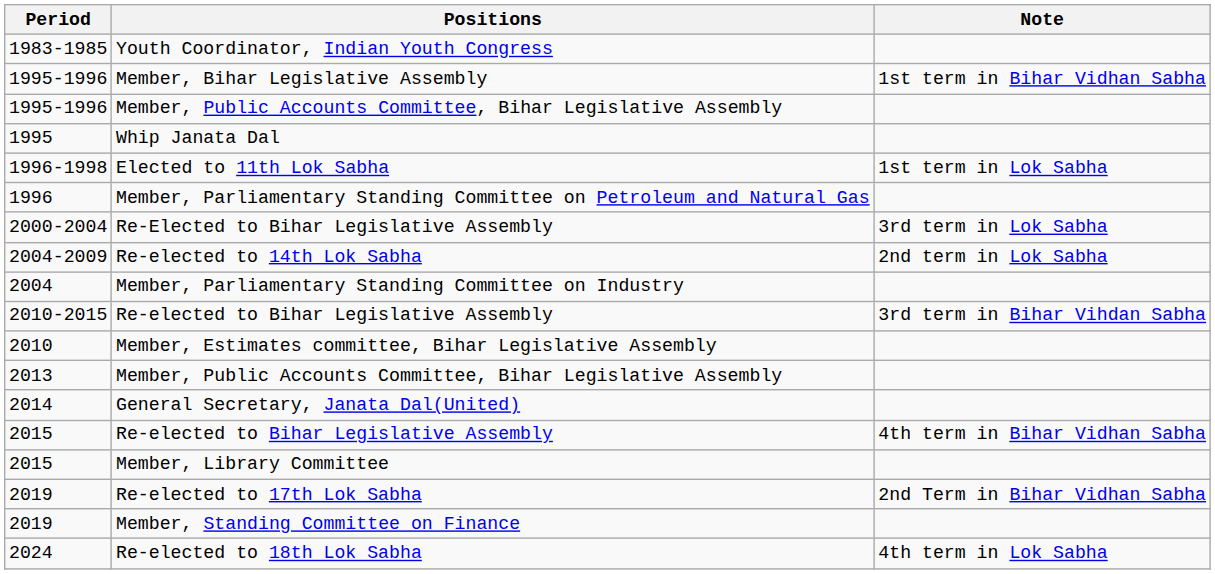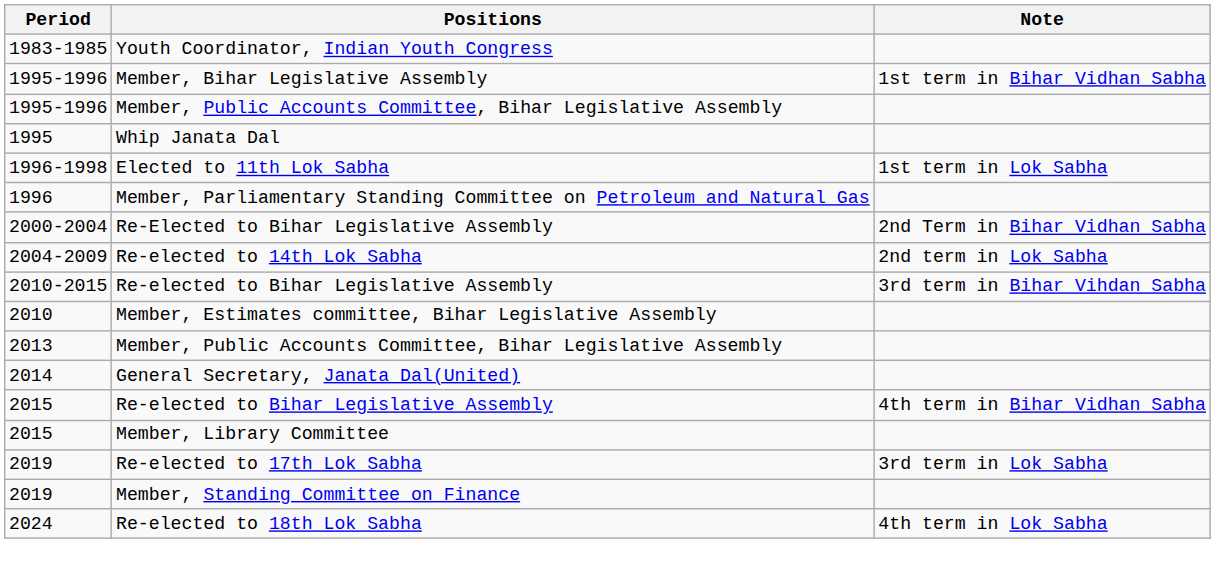(993, 227) 3rd term in Lok Sabha -> (1042, 227) 2nd Term in Bihar Vidhan Sabha
- row: (31, 286)
(1042, 494) 2nd Term in Bihar Vidhan Sabha -> (993, 464) 3rd term in Lok Sabha
